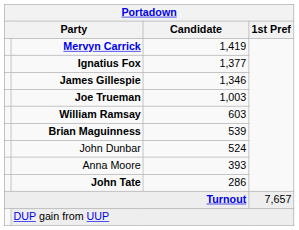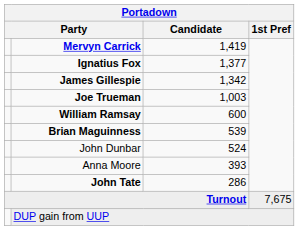(233, 81) 1,346 -> (233, 81) 1,342
(237, 115) 603 -> (237, 115) 600
(278, 200) 7,657 -> (278, 200) 7,675
